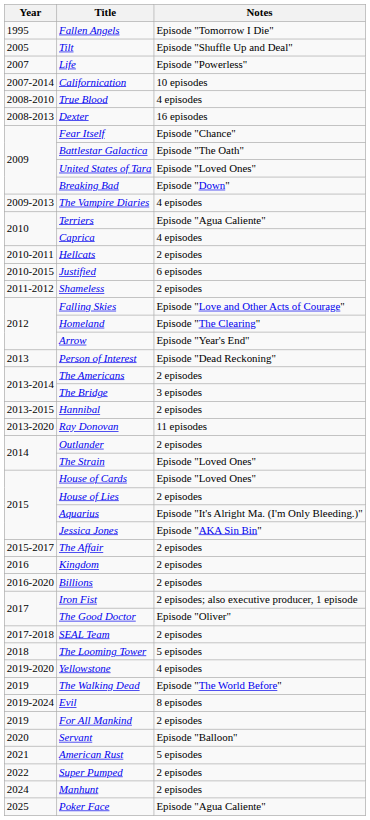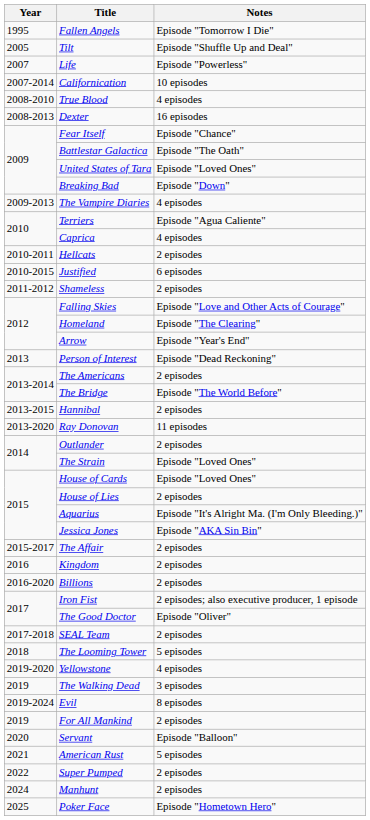(179, 392) 3 episodes -> (219, 392) Episode "The World Before"
(219, 686) Episode "The World Before" -> (179, 686) 3 episodes
(211, 806) Episode "Agua Caliente" -> (216, 806) Episode "Hometown Hero"
